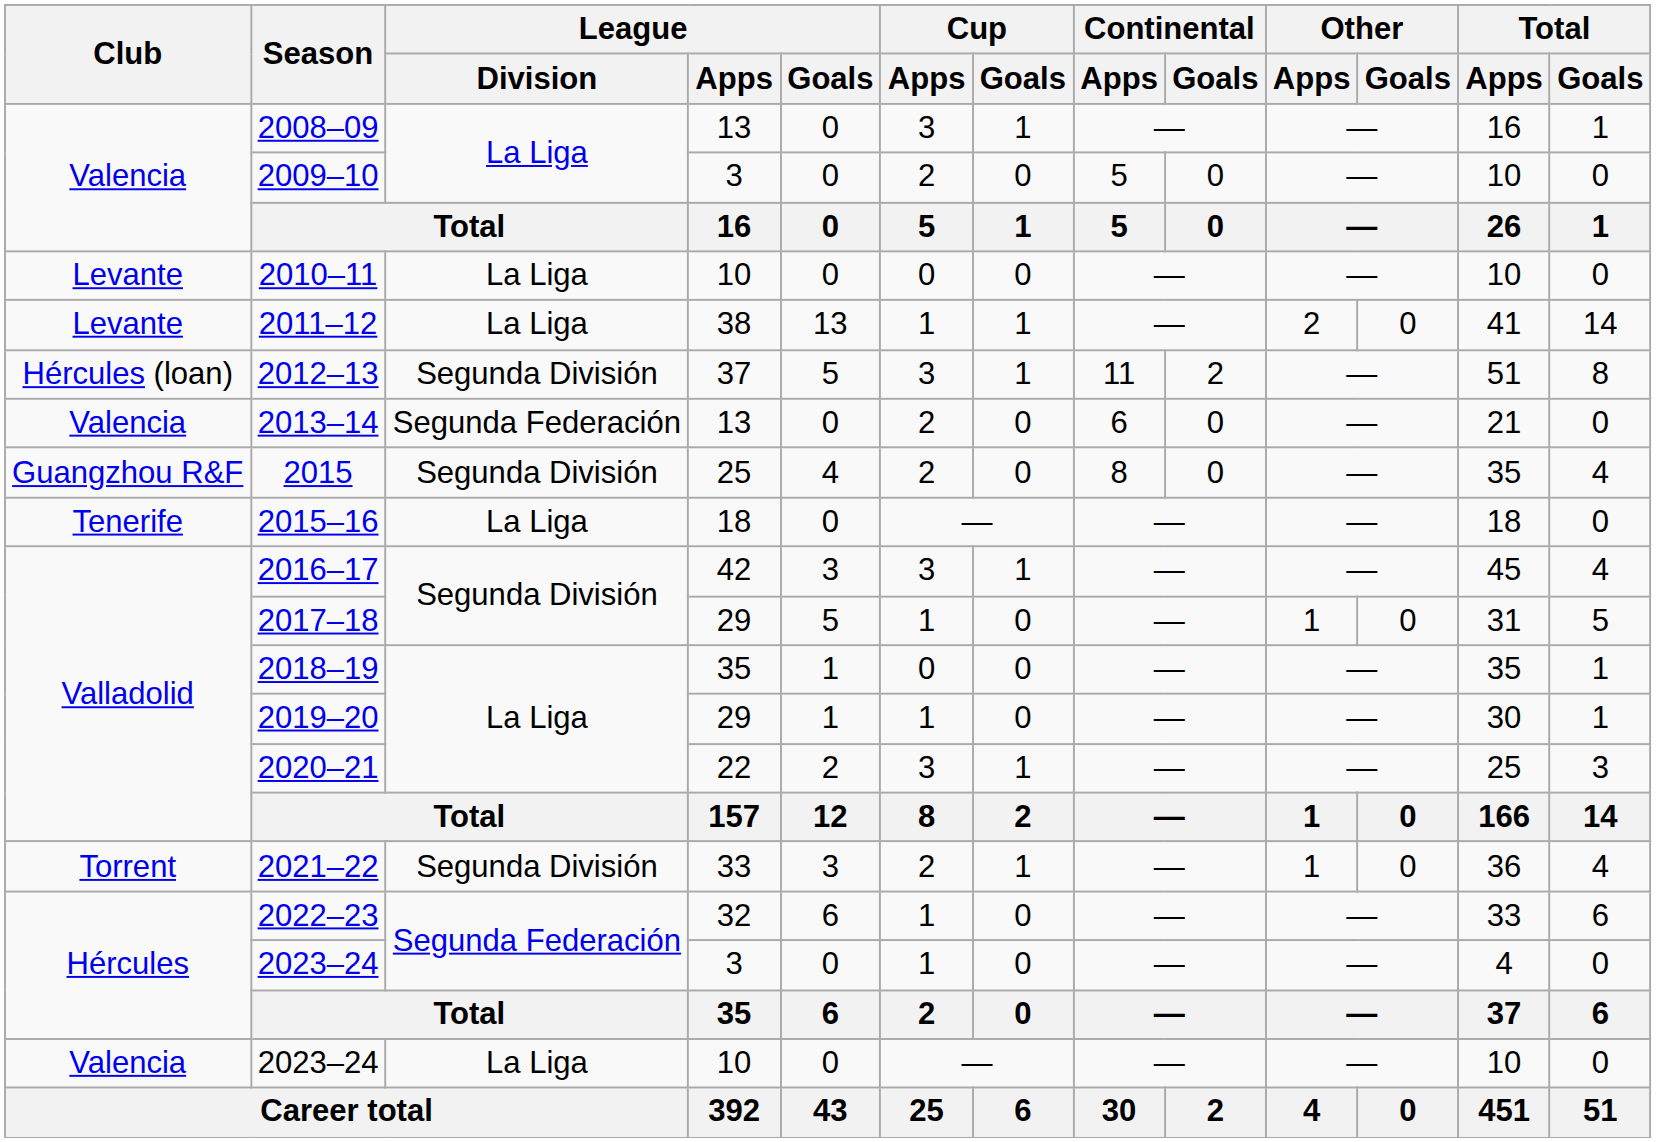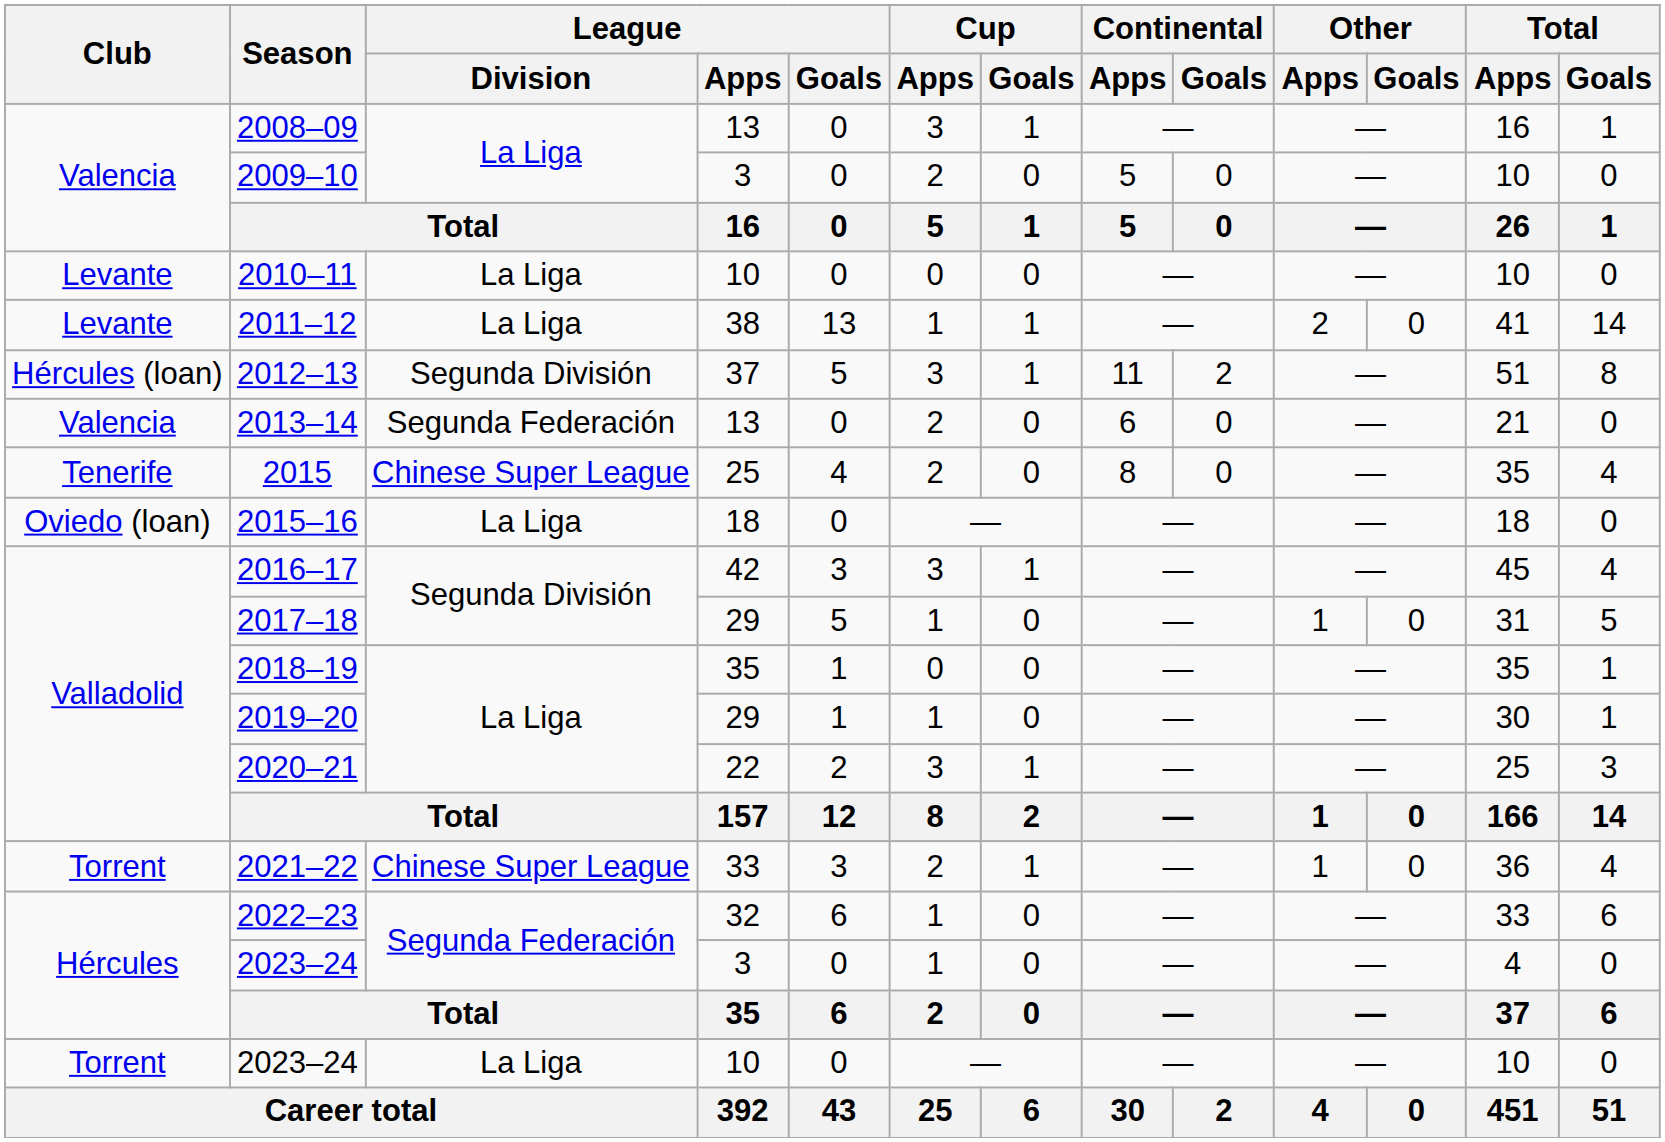(128, 472) Guangzhou R&F -> (117, 472) Tenerife
(537, 472) Segunda División -> (531, 472) Chinese Super League
(128, 521) Tenerife -> (117, 521) Oviedo (loan)
(537, 865) Segunda División -> (531, 865) Chinese Super League
(128, 1062) Valencia -> (117, 1062) Torrent
